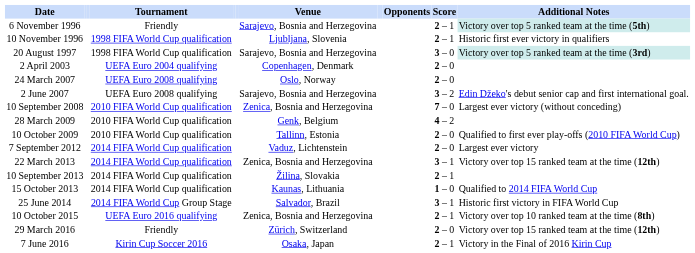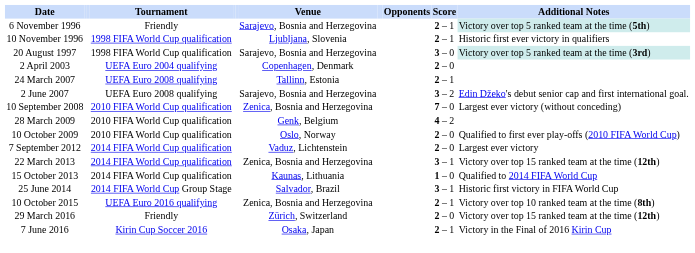(308, 80) Oslo, Norway -> (308, 80) Tallinn, Estonia
(444, 80) 2 – 0 -> (444, 80) 2 – 1
(308, 134) Tallinn, Estonia -> (308, 134) Oslo, Norway
- row: (45, 175)
